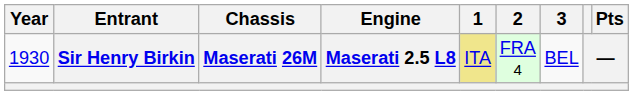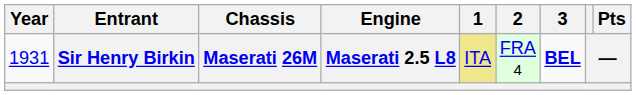(29, 58) 1930 -> (29, 58) 1931
(562, 58) normal -> (563, 58) bold
